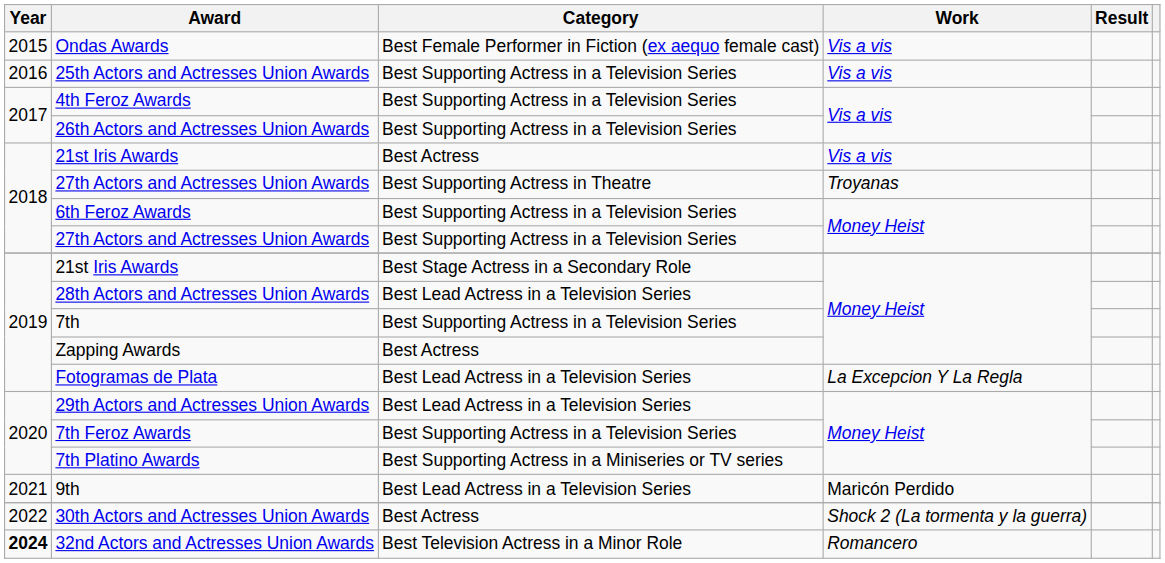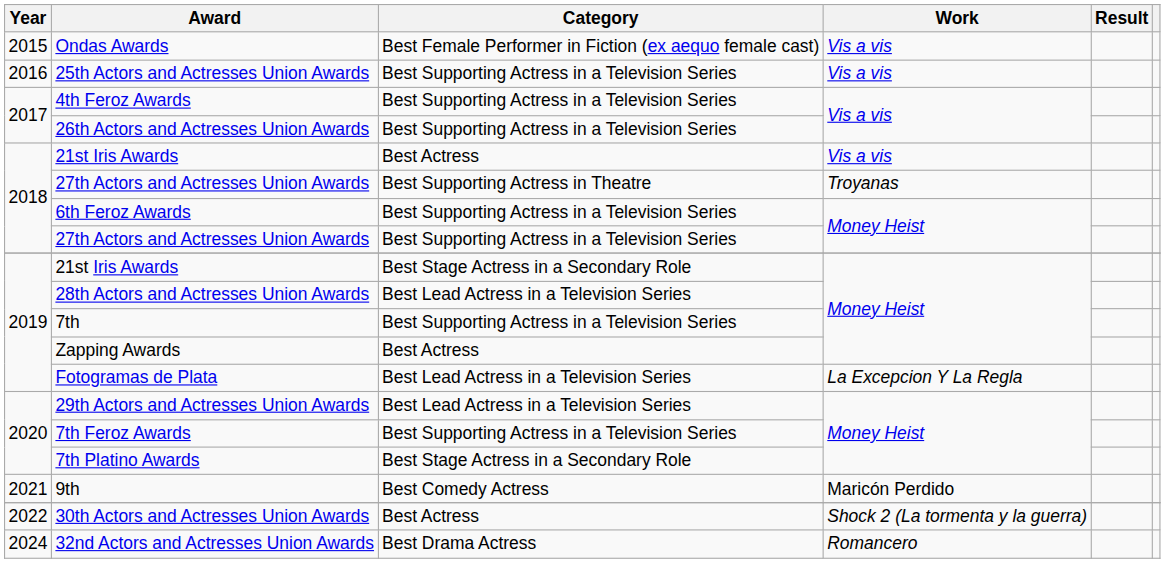(583, 460) Best Supporting Actress in a Miniseries or TV series -> (537, 460) Best Stage Actress in a Secondary Role
(537, 488) Best Lead Actress in a Television Series -> (465, 488) Best Comedy Actress
(28, 543) bold -> (28, 543) normal
(532, 543) Best Television Actress in a Minor Role -> (459, 543) Best Drama Actress
